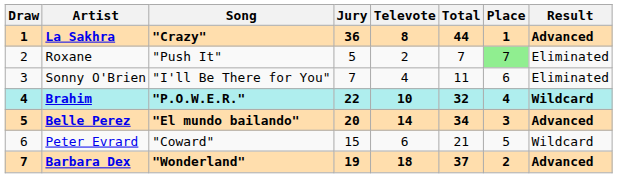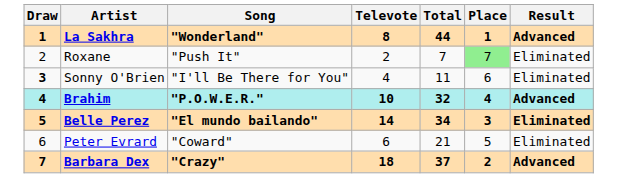- column: (352, 15)
(179, 36) "Crazy" -> (217, 36) "Wonderland"
(24, 78) normal -> (42, 78) bold
(563, 99) Wildcard -> (544, 99) Advanced
(563, 120) Advanced -> (552, 120) Eliminated
(563, 141) Wildcard -> (552, 141) Eliminated
(199, 162) "Wonderland" -> (198, 162) "Crazy"
